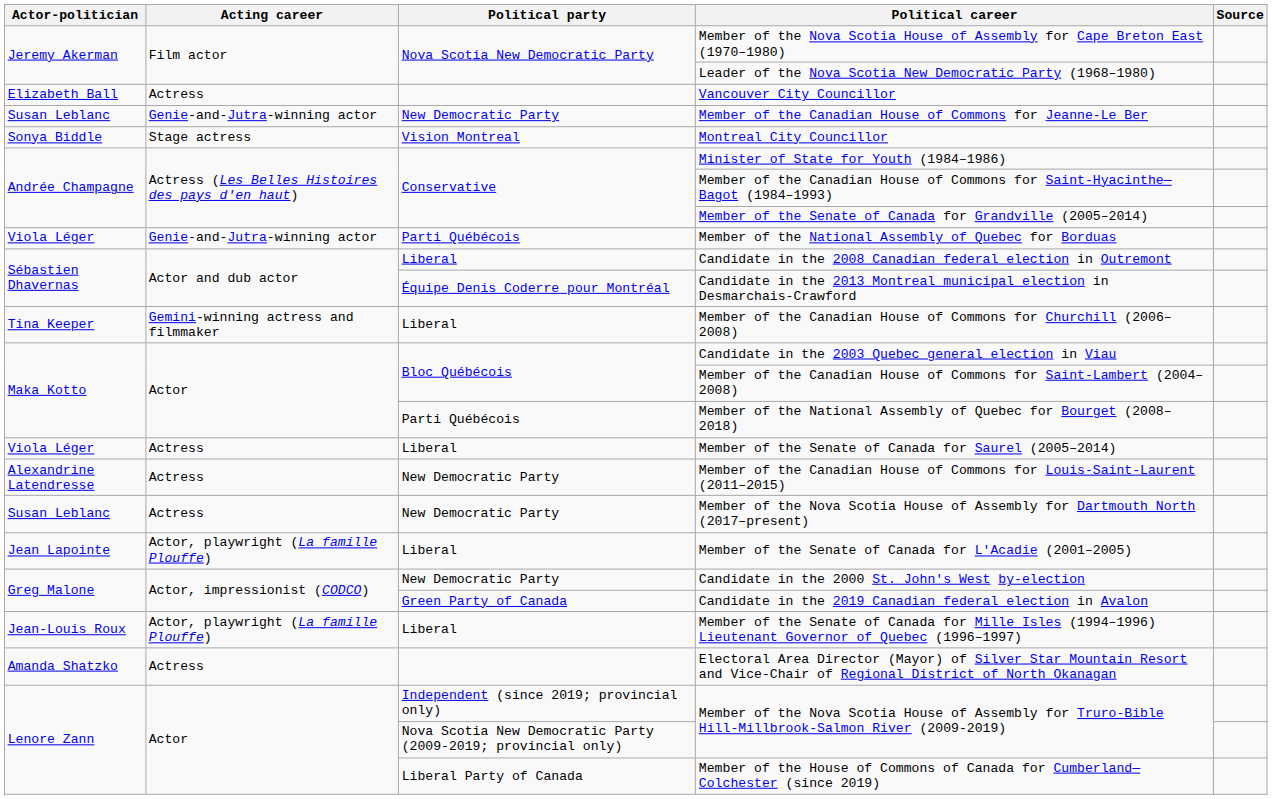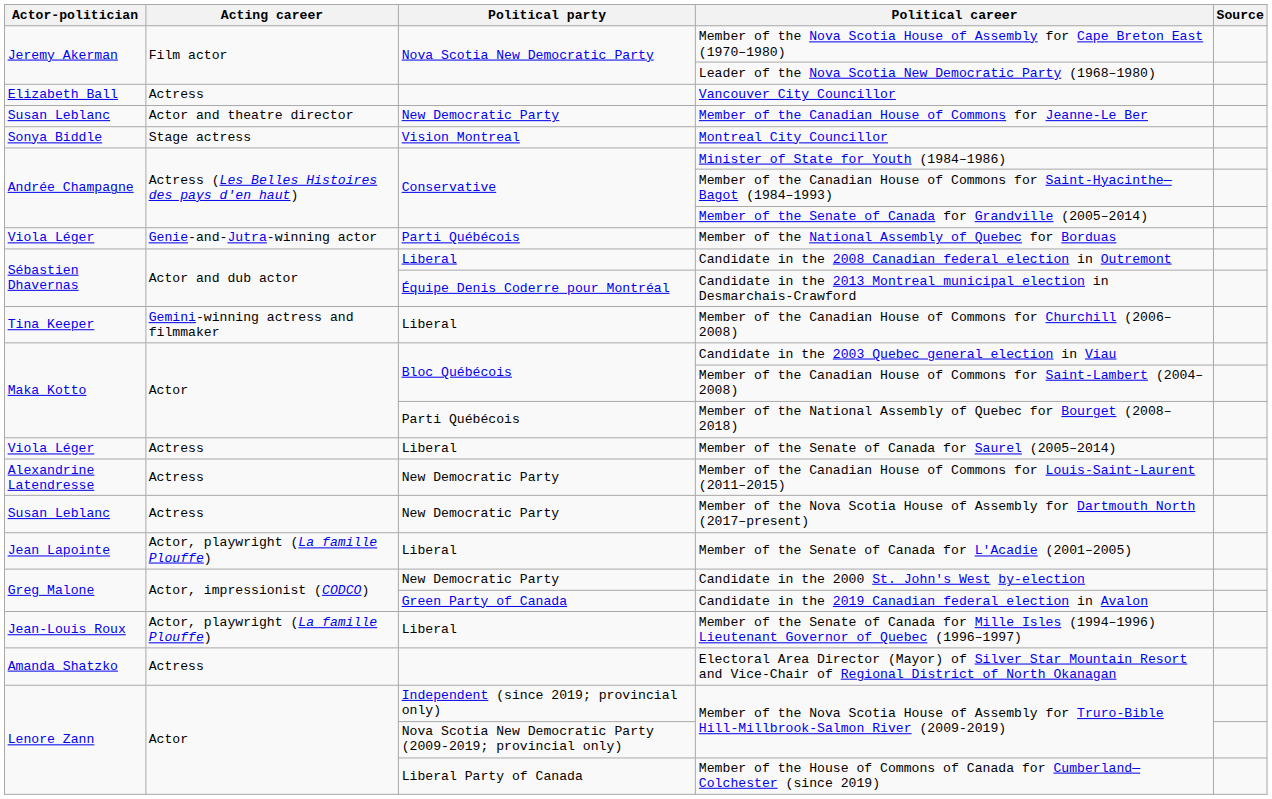(263, 116) Genie-and-Jutra-winning actor -> (251, 116) Actor and theatre director
